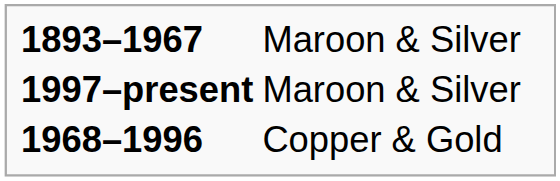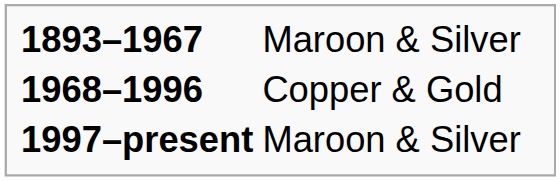rows swapped: (112, 139) <-> (137, 90)
